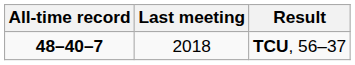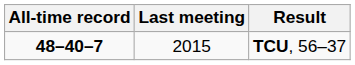(192, 45) 2018 -> (192, 45) 2015
